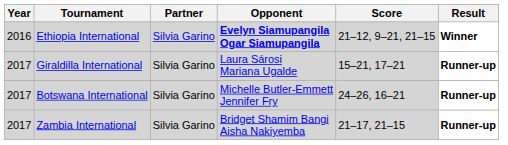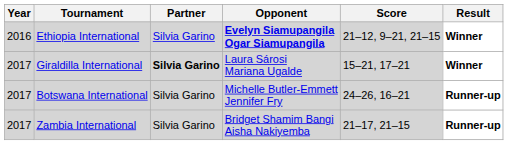(184, 66) normal -> (186, 66) bold
(468, 66) Runner-up -> (464, 66) Winner
